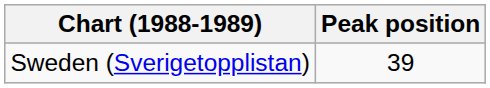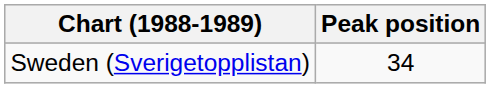(401, 62) 39 -> (401, 62) 34
